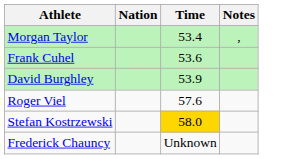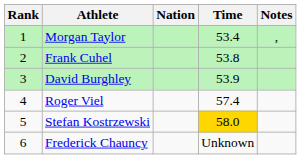+ column: (23, 15)
(190, 57) 53.6 -> (228, 57) 53.8
(190, 100) 57.6 -> (228, 100) 57.4
